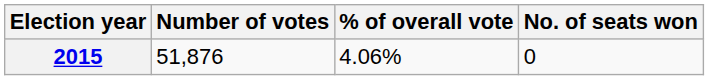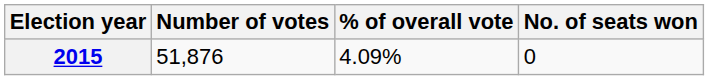(370, 56) 4.06% -> (370, 56) 4.09%
